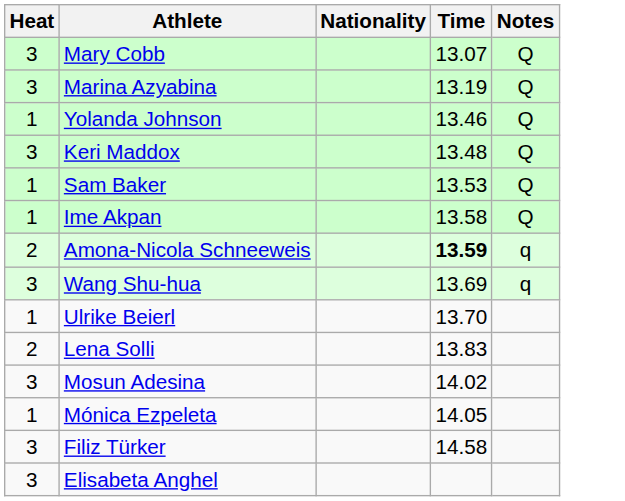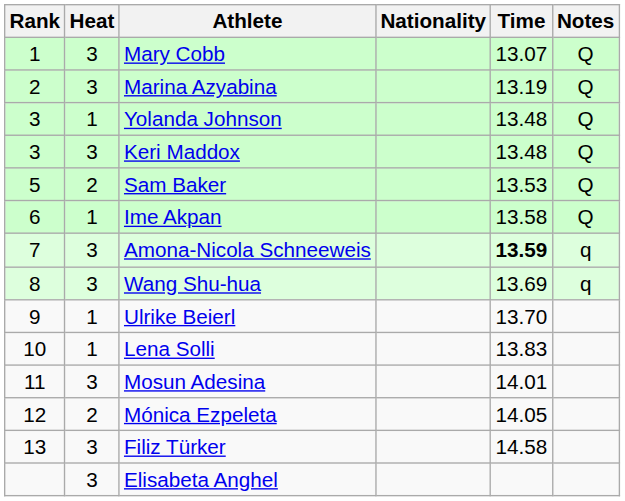+ column: (35, 21)
(461, 119) 13.46 -> (521, 119) 13.48
(32, 185) 1 -> (92, 185) 2
(32, 250) 2 -> (92, 250) 3
(32, 348) 2 -> (92, 348) 1
(461, 381) 14.02 -> (521, 381) 14.01
(32, 414) 1 -> (92, 414) 2
